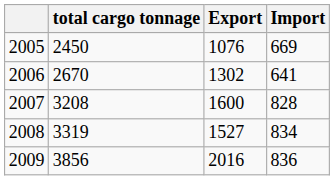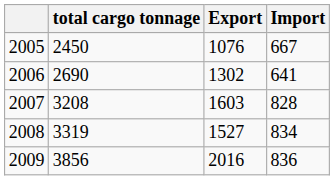(284, 47) 669 -> (284, 47) 667
(71, 75) 2670 -> (71, 75) 2690
(226, 103) 1600 -> (226, 103) 1603
